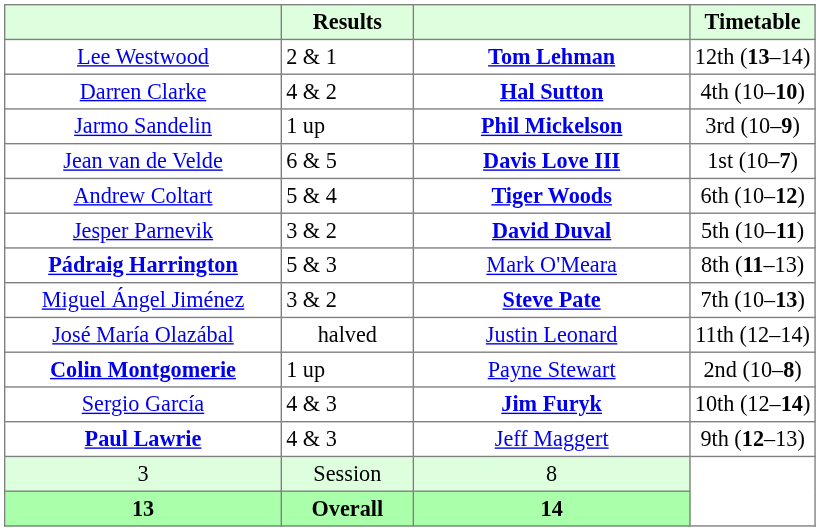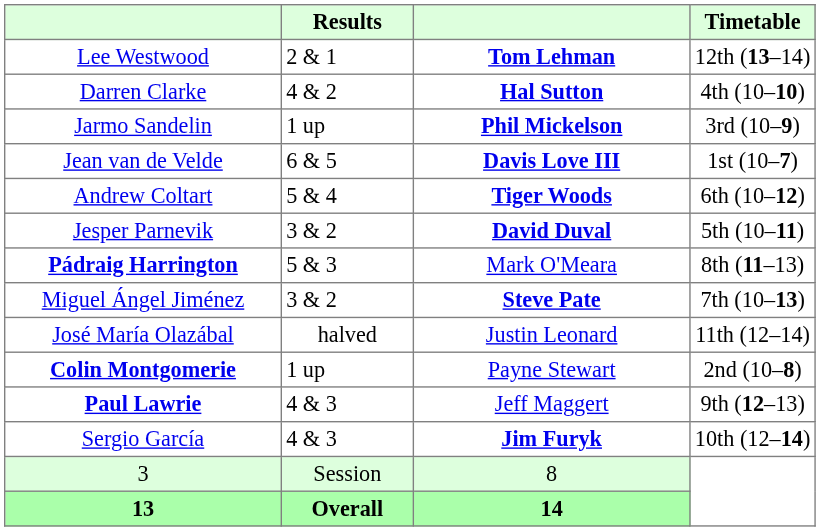rows swapped: (143, 404) <-> (143, 438)
